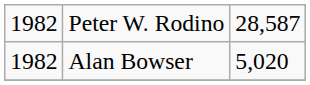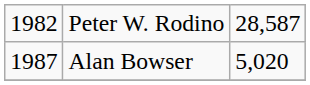(34, 60) 1982 -> (34, 60) 1987
